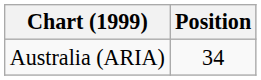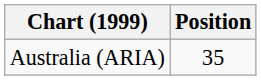(213, 57) 34 -> (213, 57) 35
